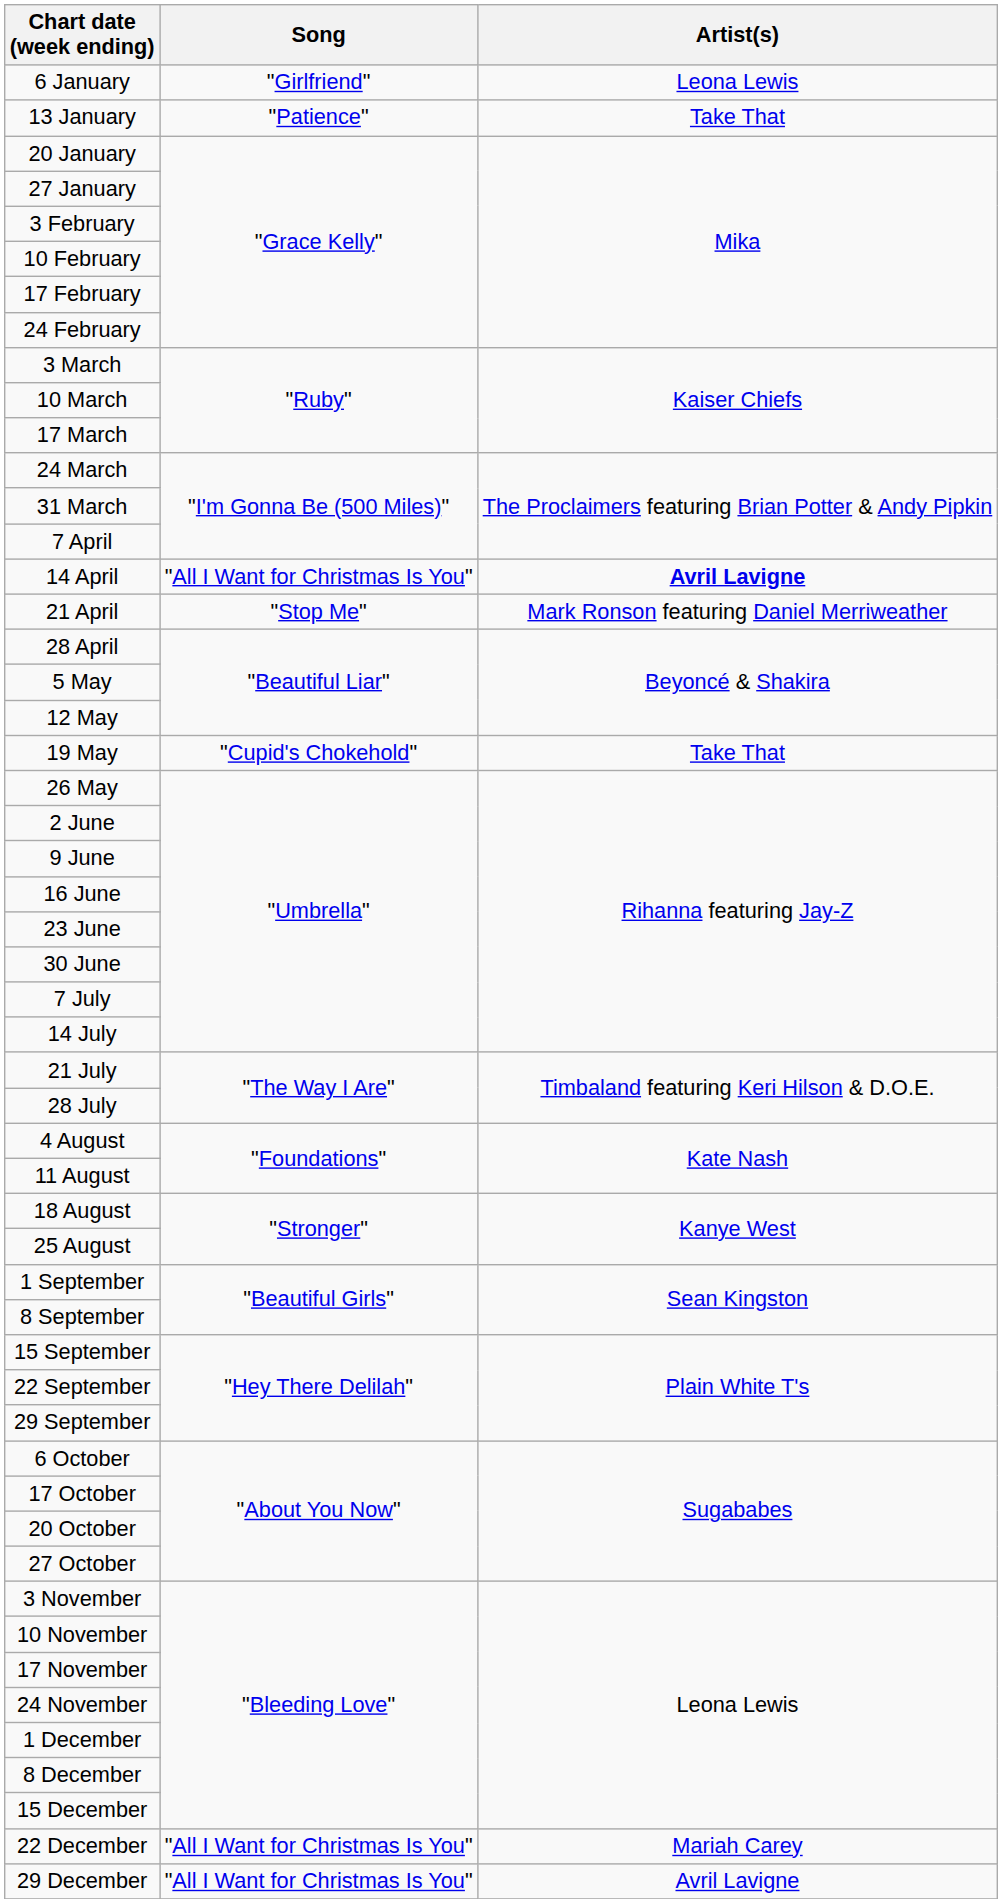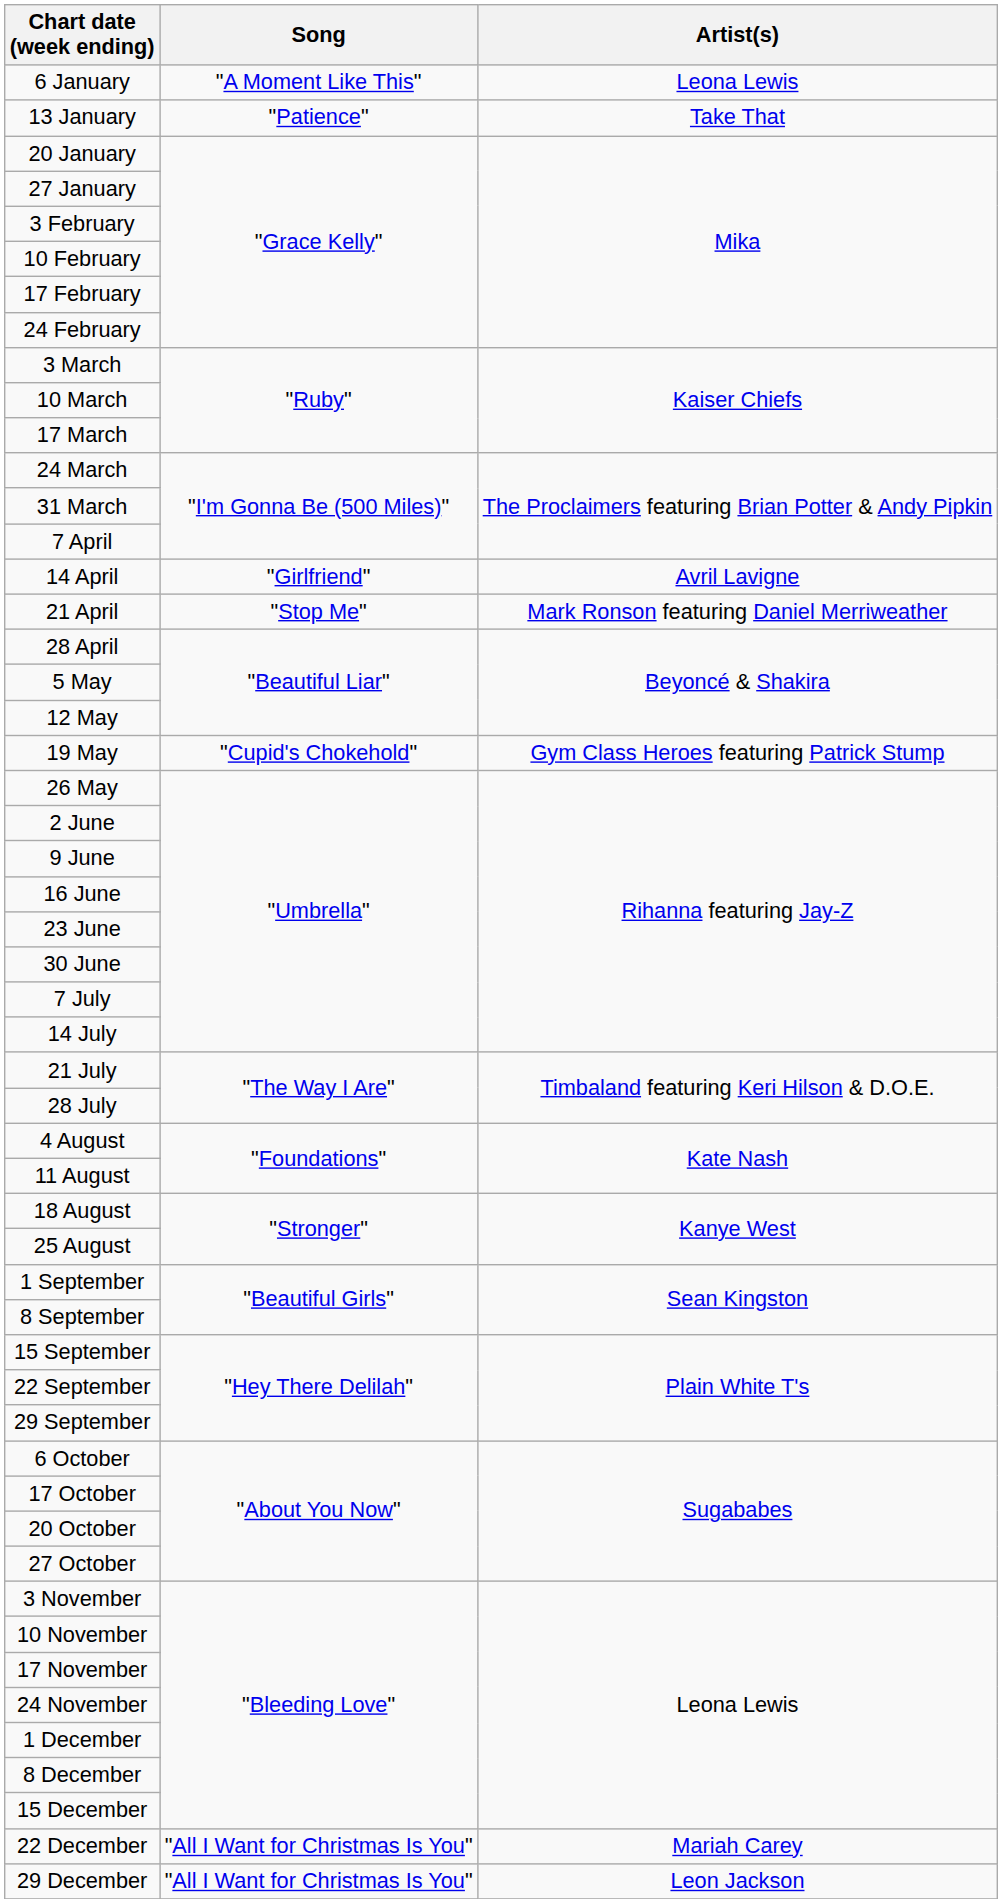(319, 82) "Girlfriend" -> (319, 82) "A Moment Like This"
(319, 575) "All I Want for Christmas Is You" -> (319, 575) "Girlfriend"
(737, 575) bold -> (737, 575) normal
(737, 752) Take That -> (737, 752) Gym Class Heroes featuring Patrick Stump
(737, 1880) Avril Lavigne -> (737, 1880) Leon Jackson
